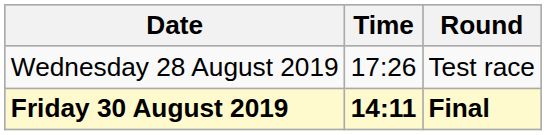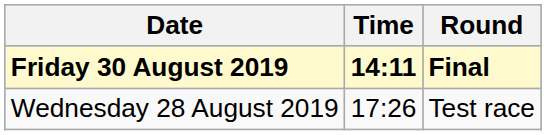rows swapped: (175, 66) <-> (150, 108)
